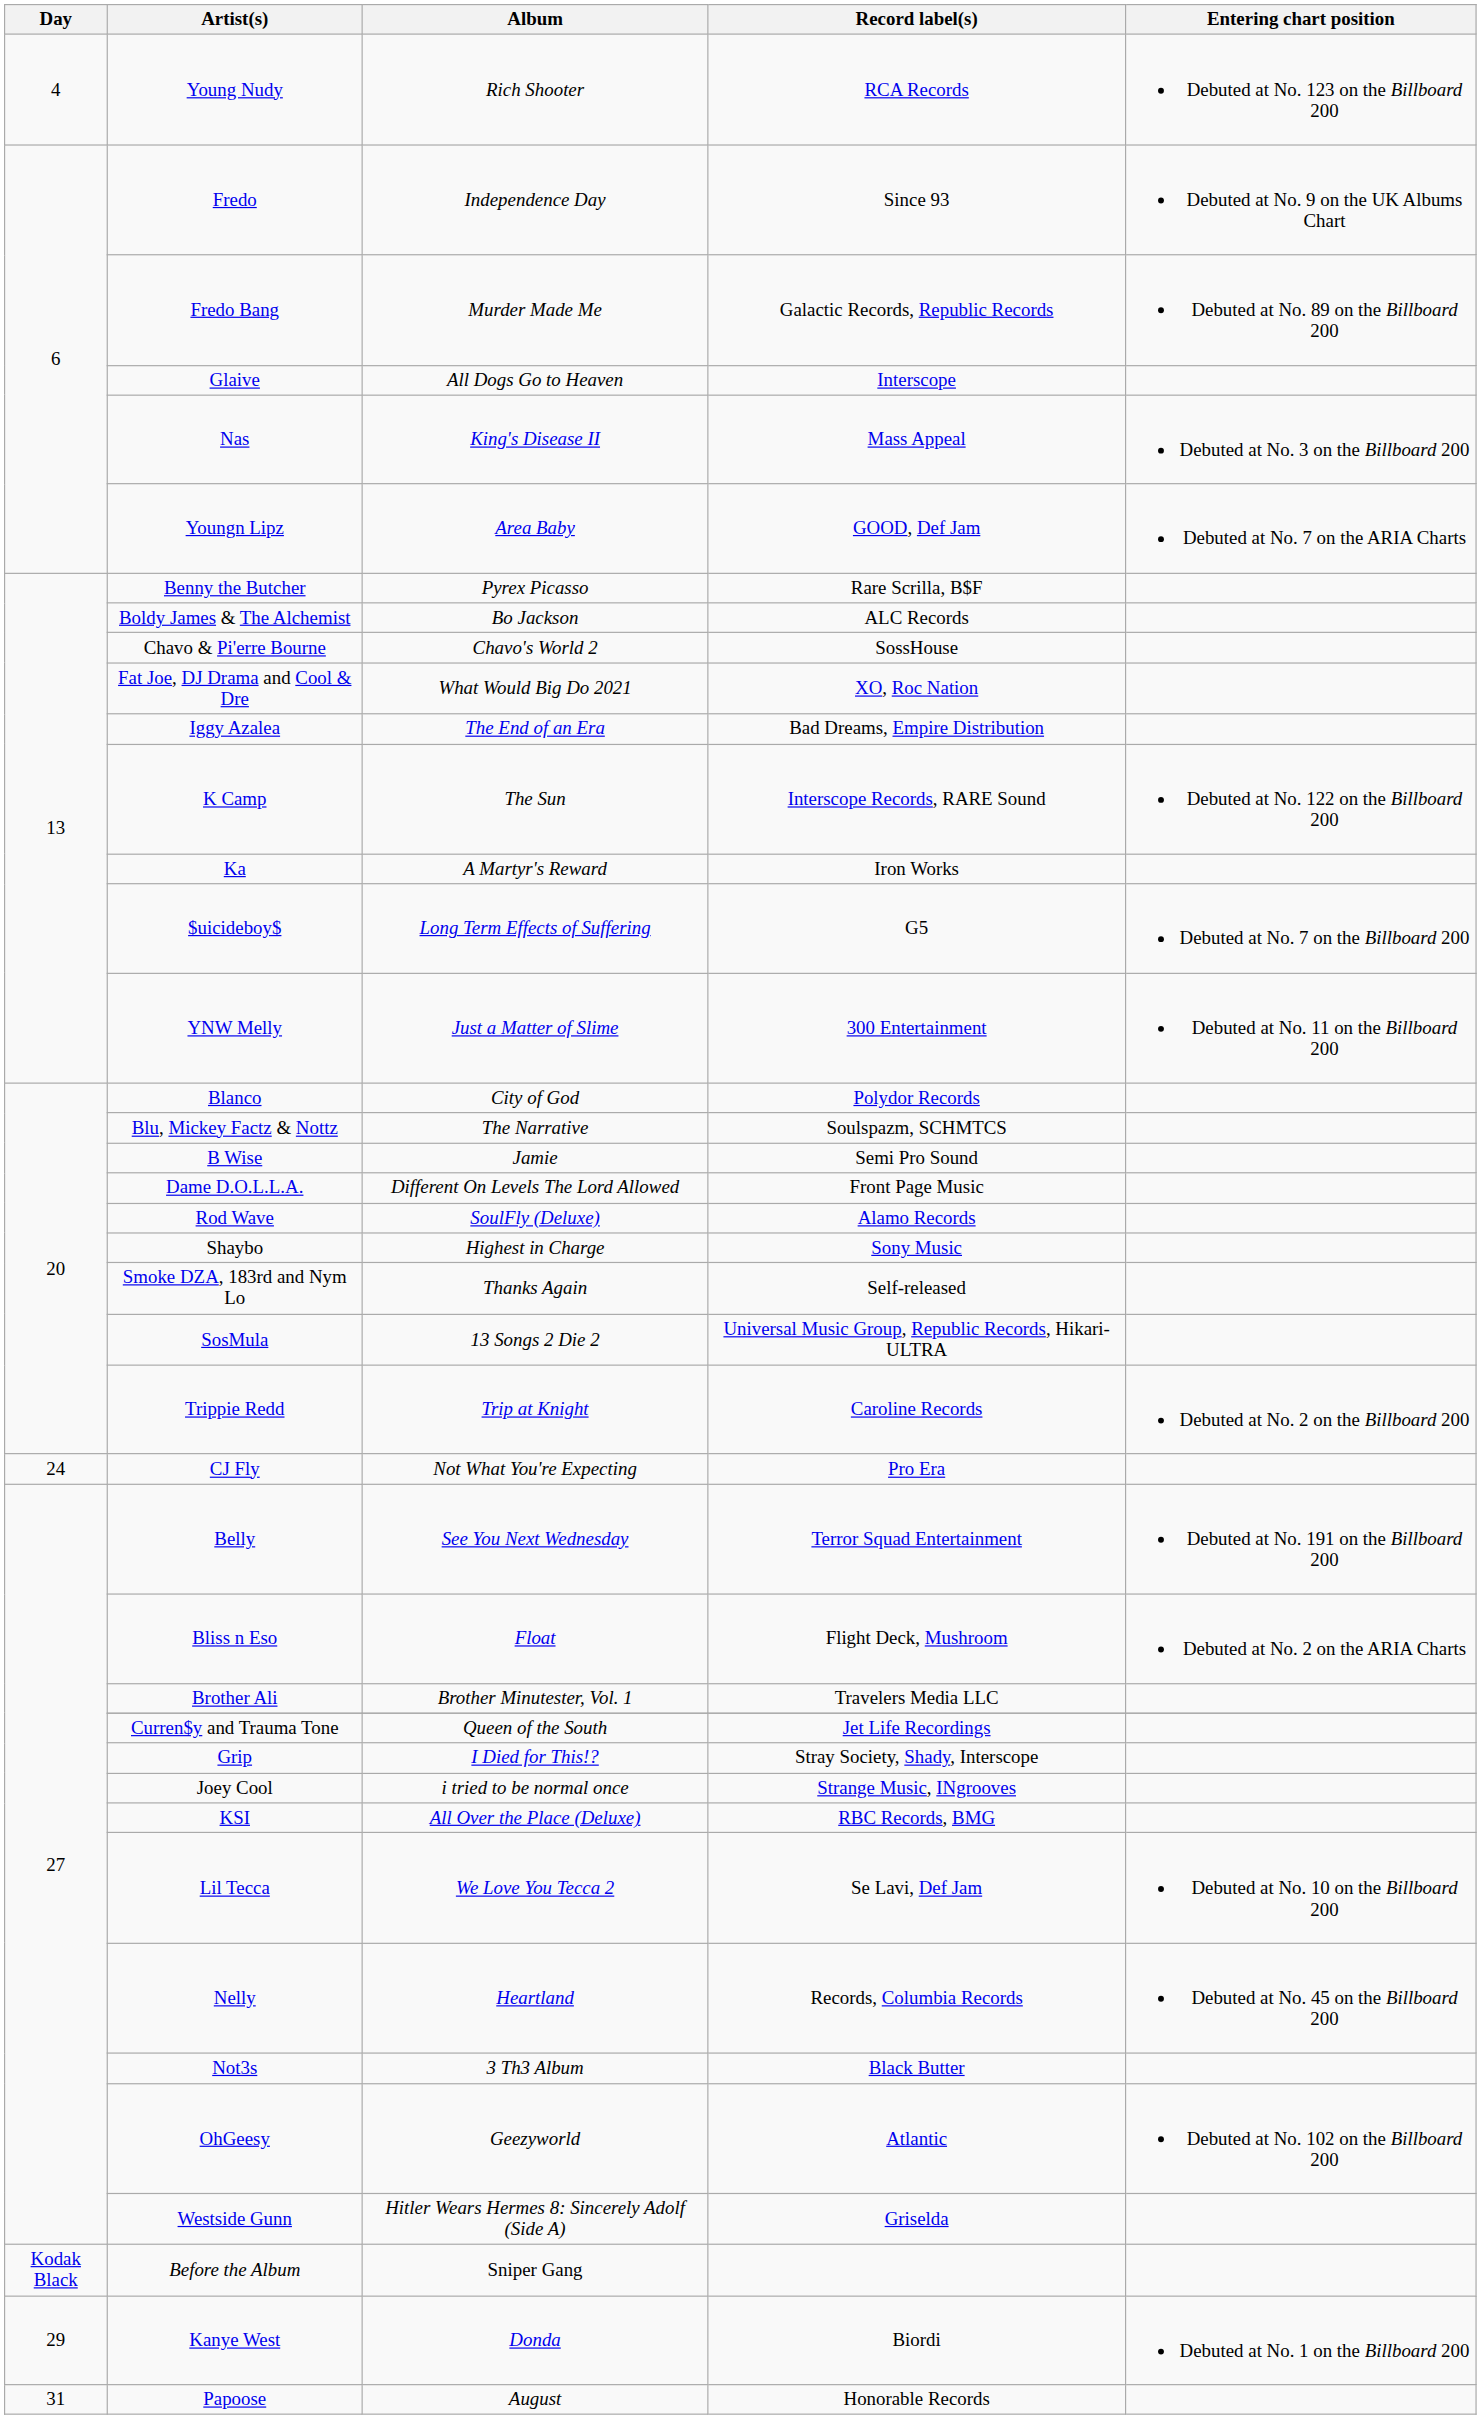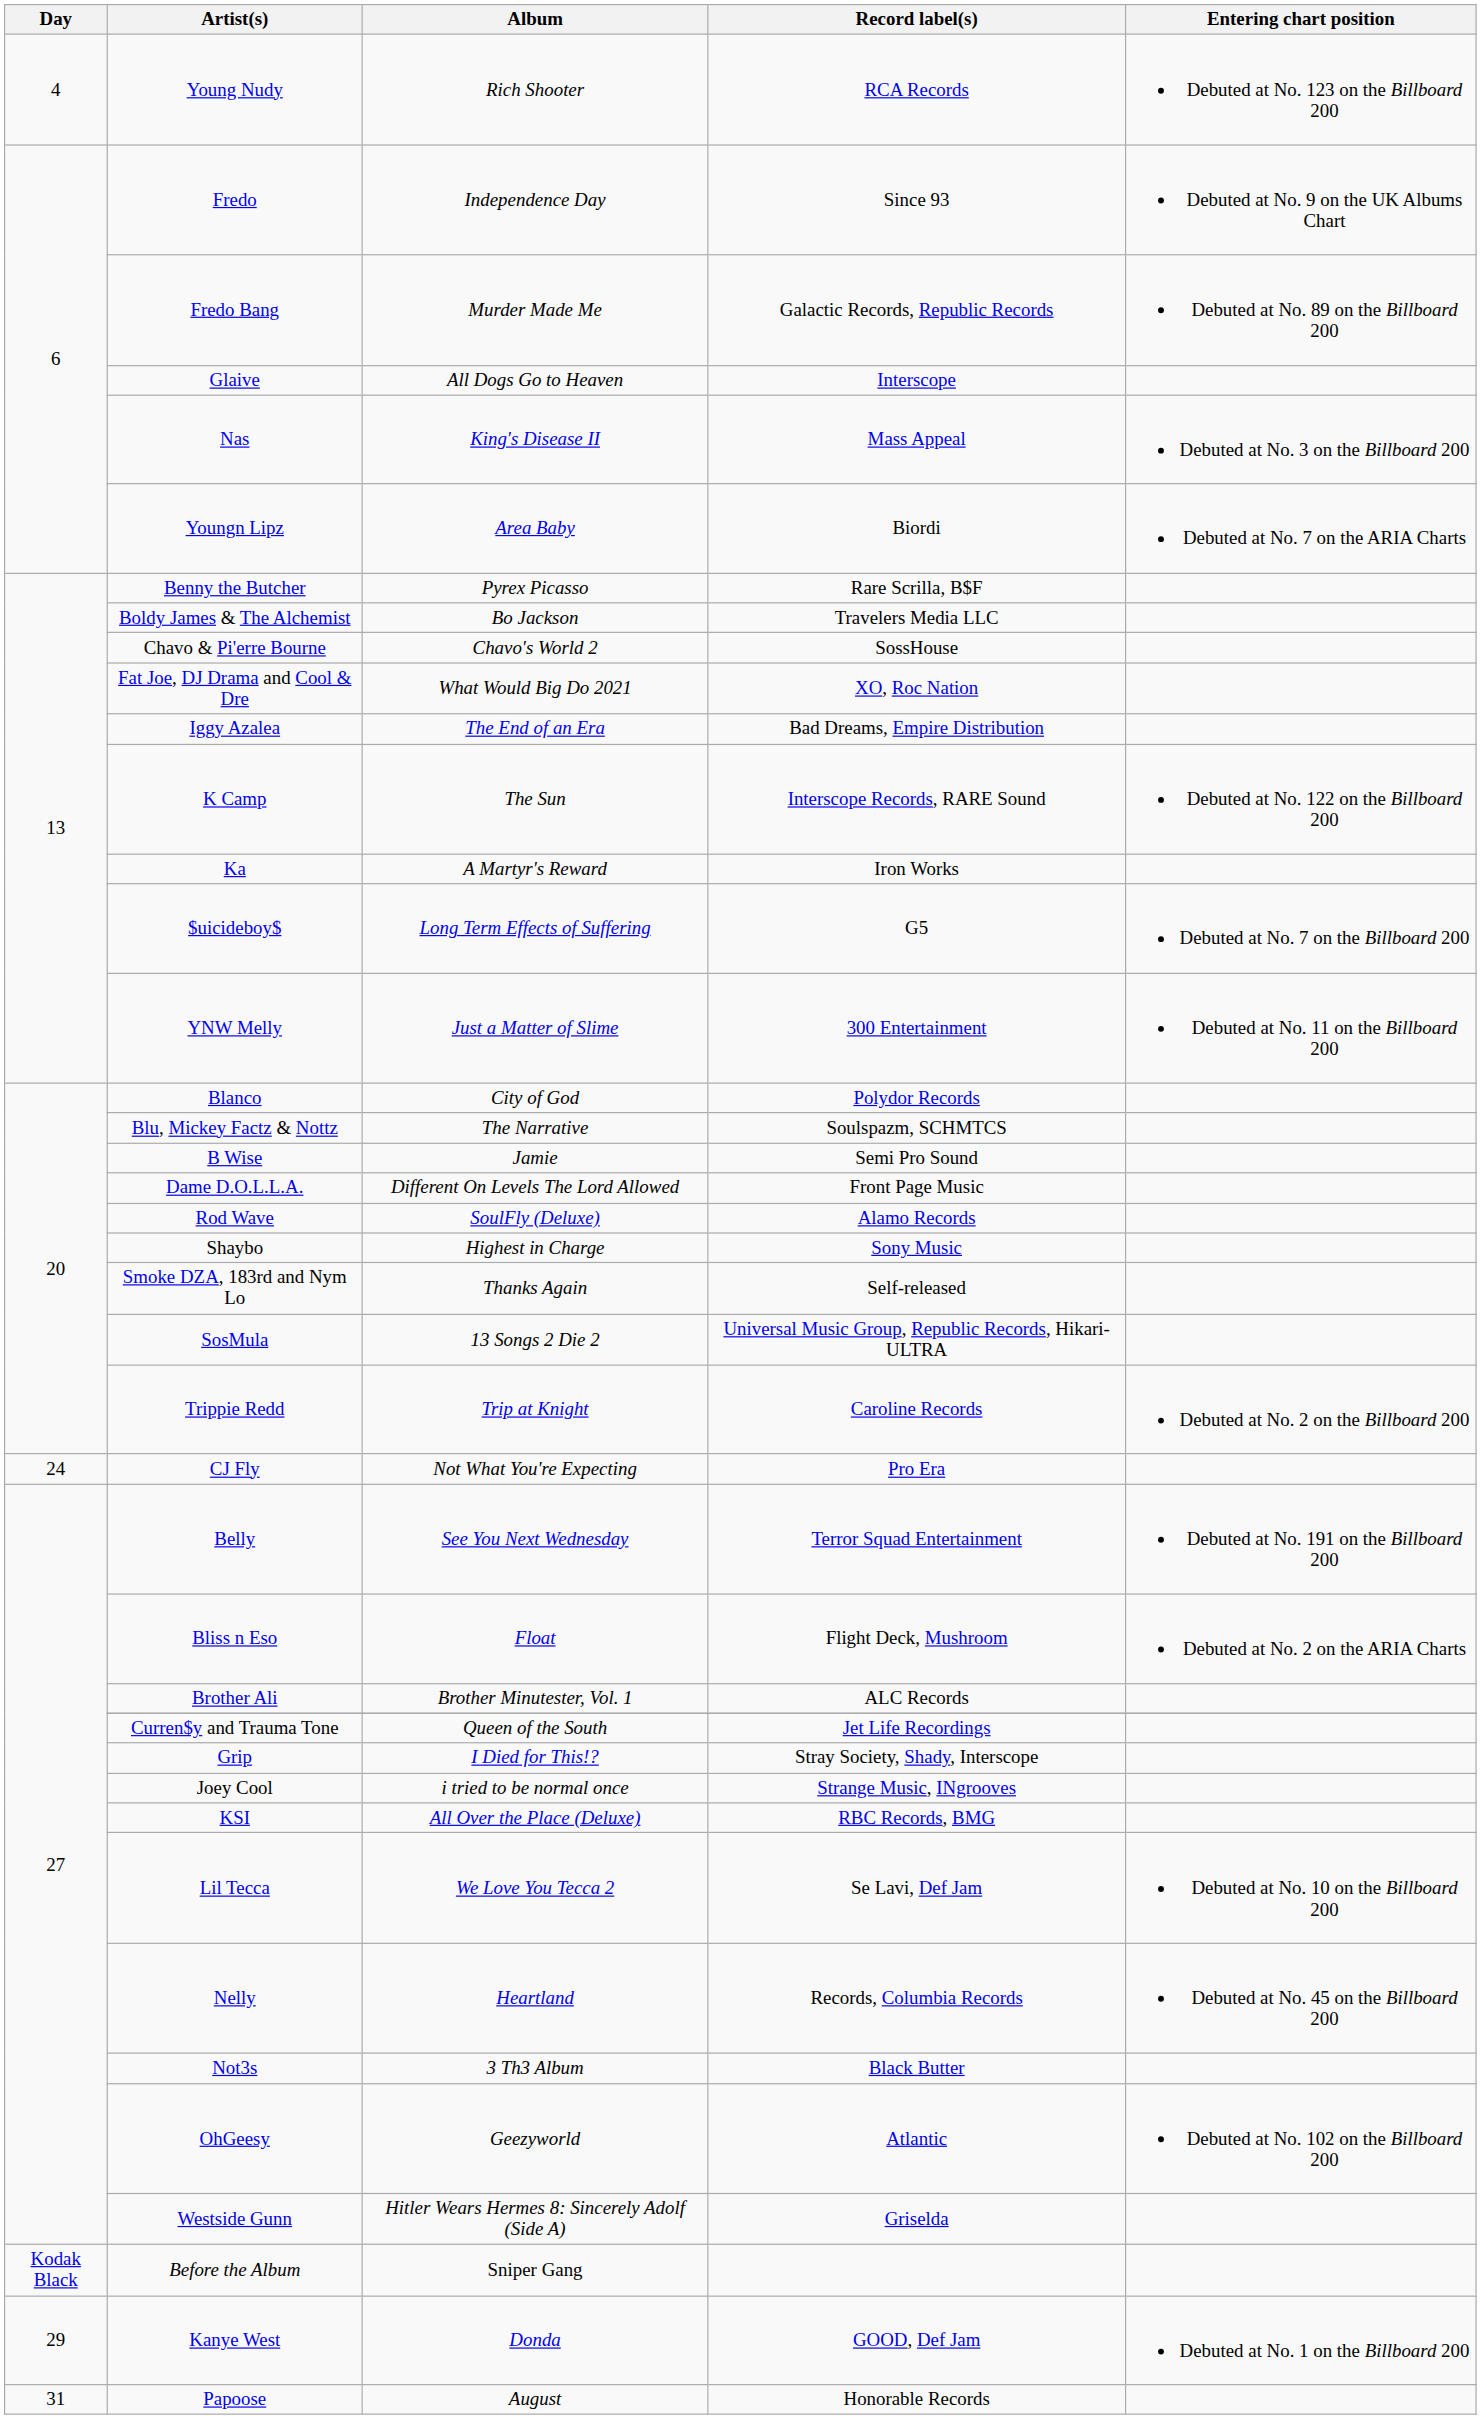(917, 528) GOOD, Def Jam -> (917, 528) Biordi
(917, 617) ALC Records -> (917, 617) Travelers Media LLC
(917, 1698) Travelers Media LLC -> (917, 1698) ALC Records
(917, 2340) Biordi -> (917, 2340) GOOD, Def Jam
